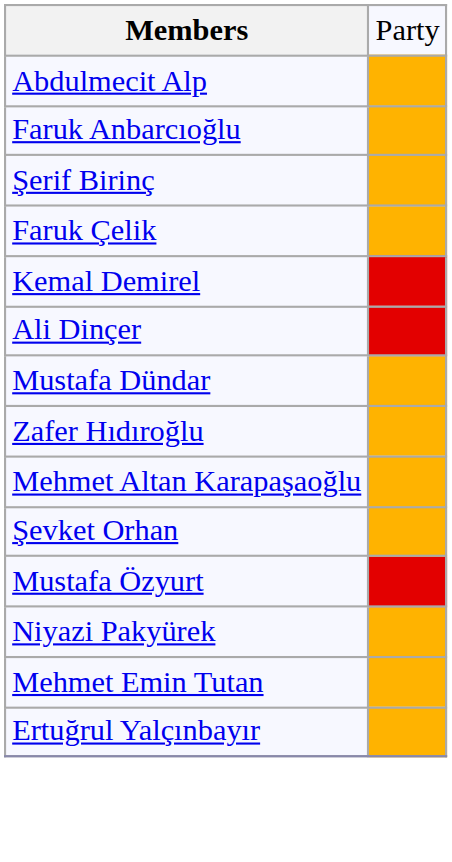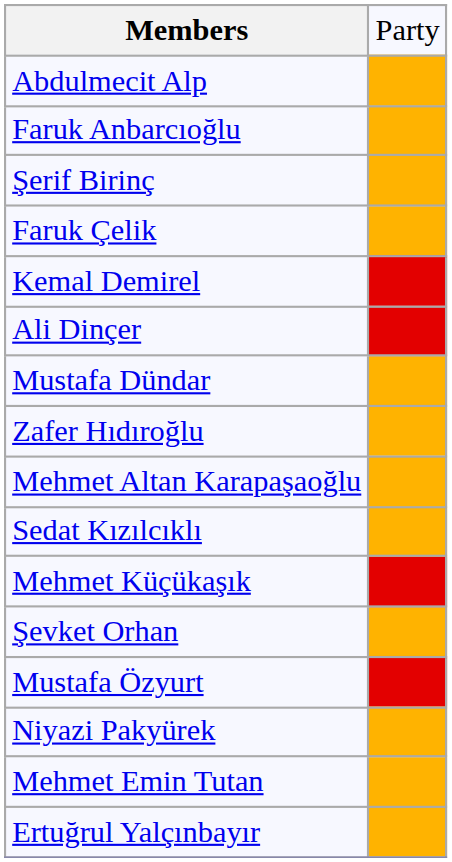+ row: (107, 531)
+ row: (132, 581)
